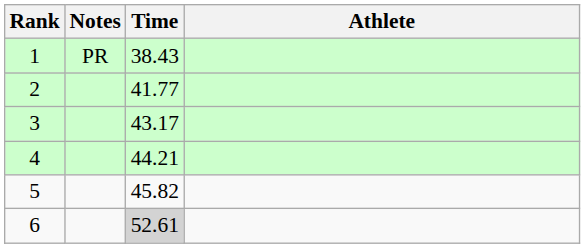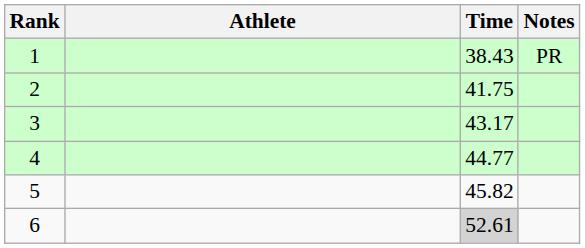columns swapped: (382, 21) <-> (95, 21)
(155, 89) 41.77 -> (489, 89) 41.75
(155, 157) 44.21 -> (489, 157) 44.77
